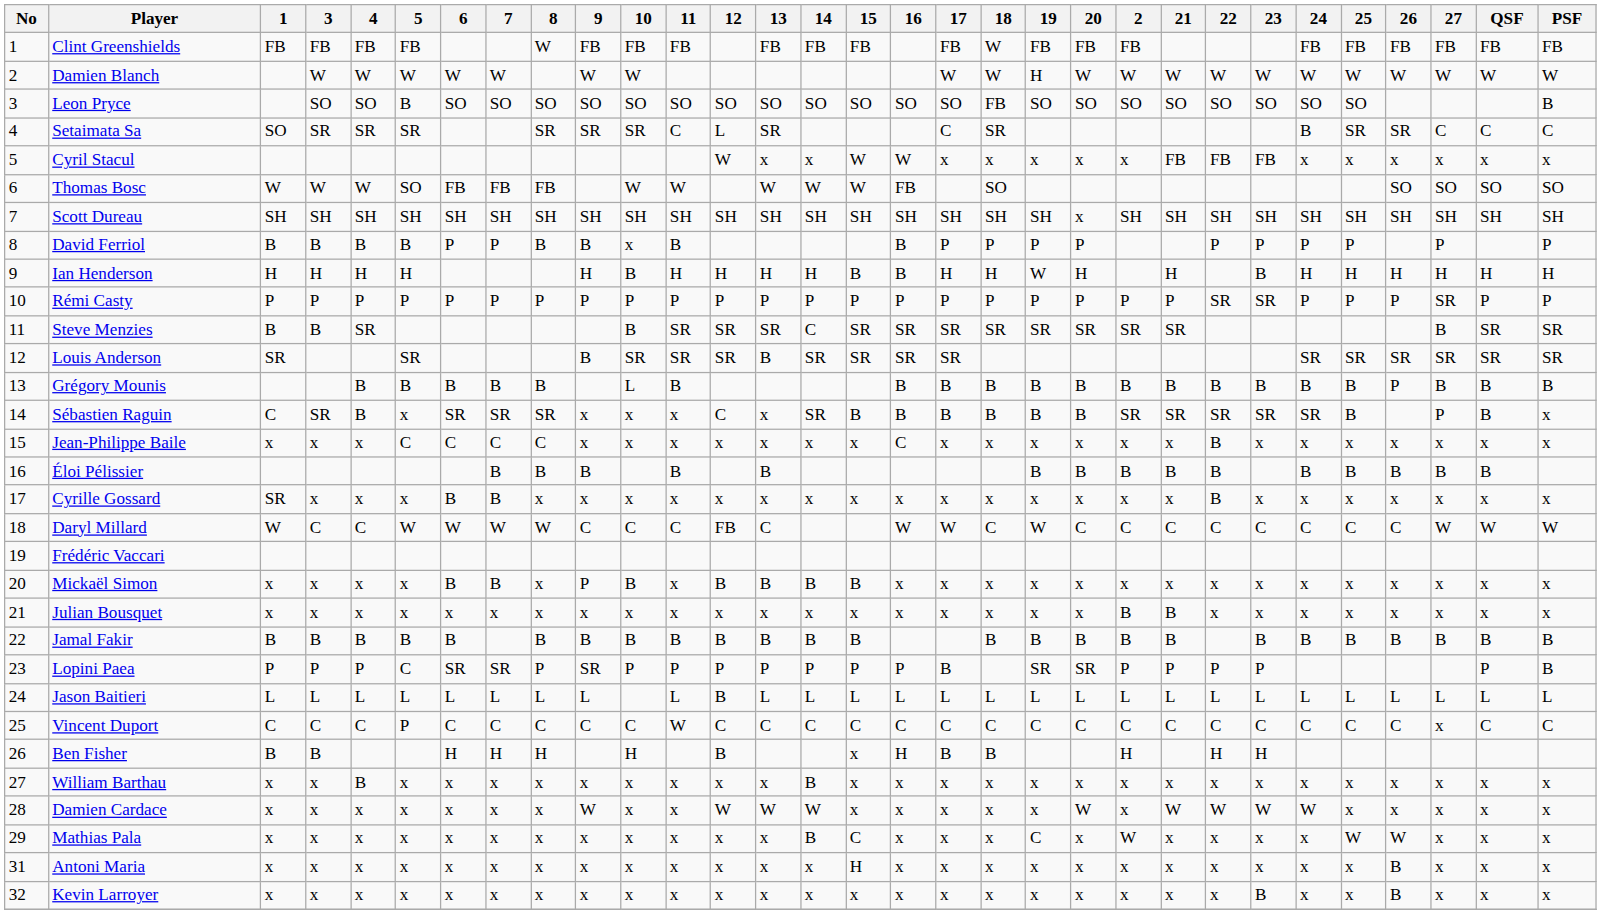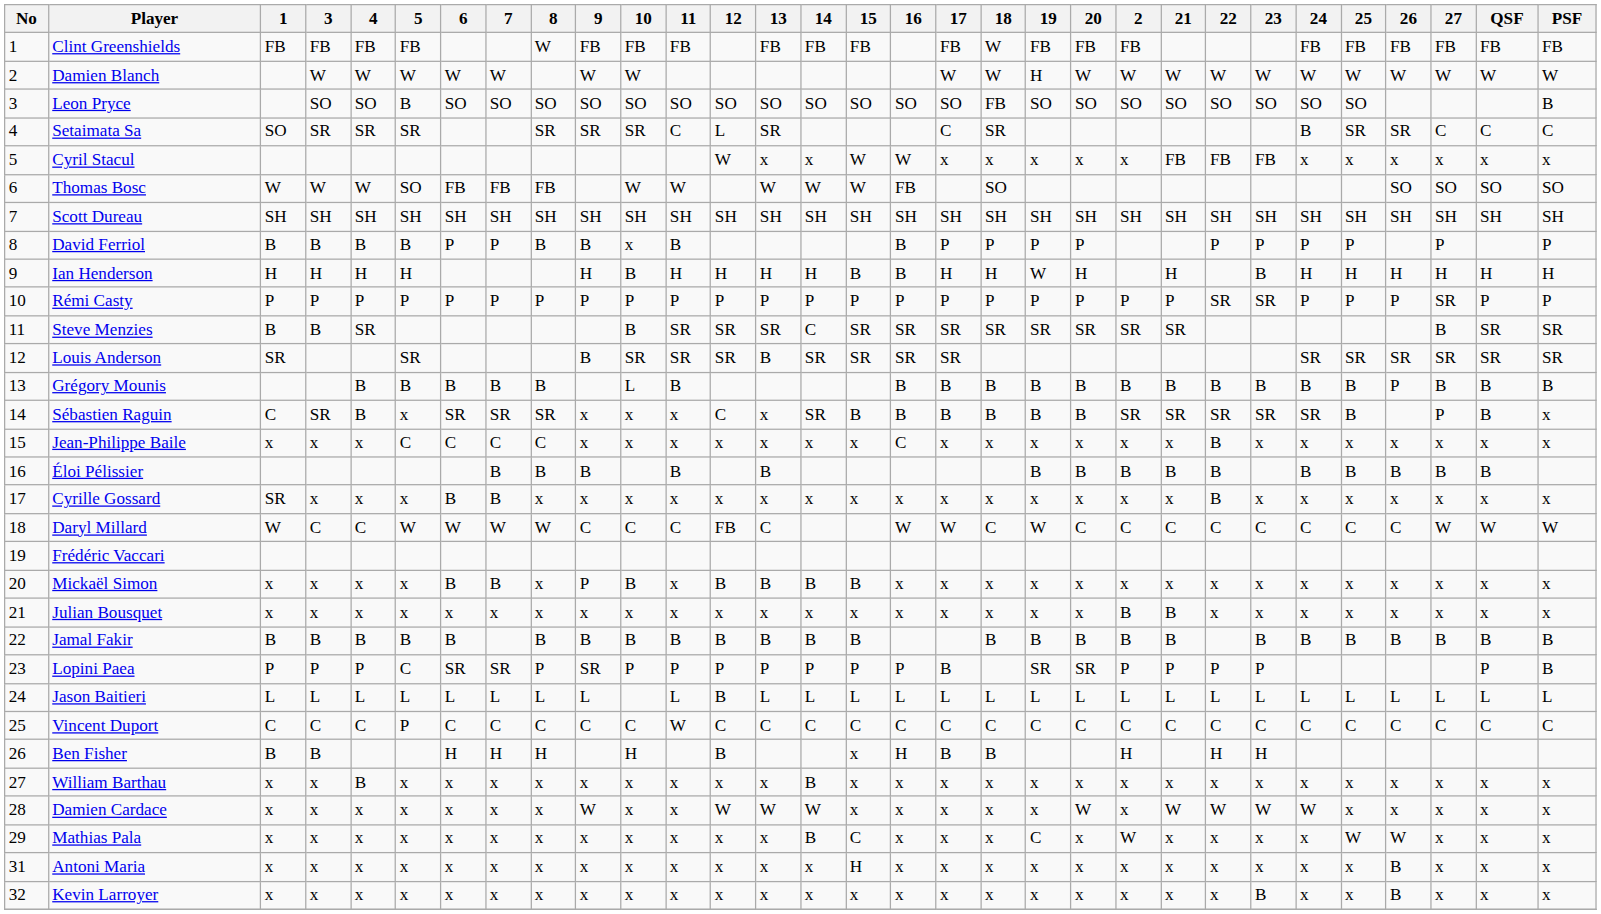(1079, 216) x -> (1086, 216) SH
(1439, 725) x -> (1441, 725) C
